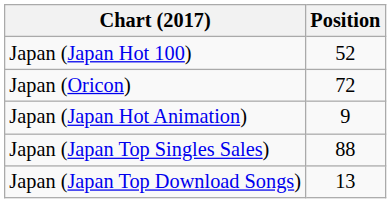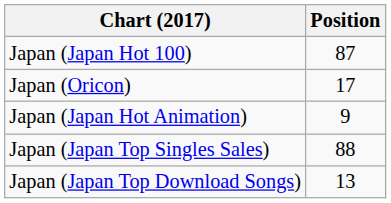(345, 52) 52 -> (345, 52) 87
(345, 85) 72 -> (345, 85) 17
